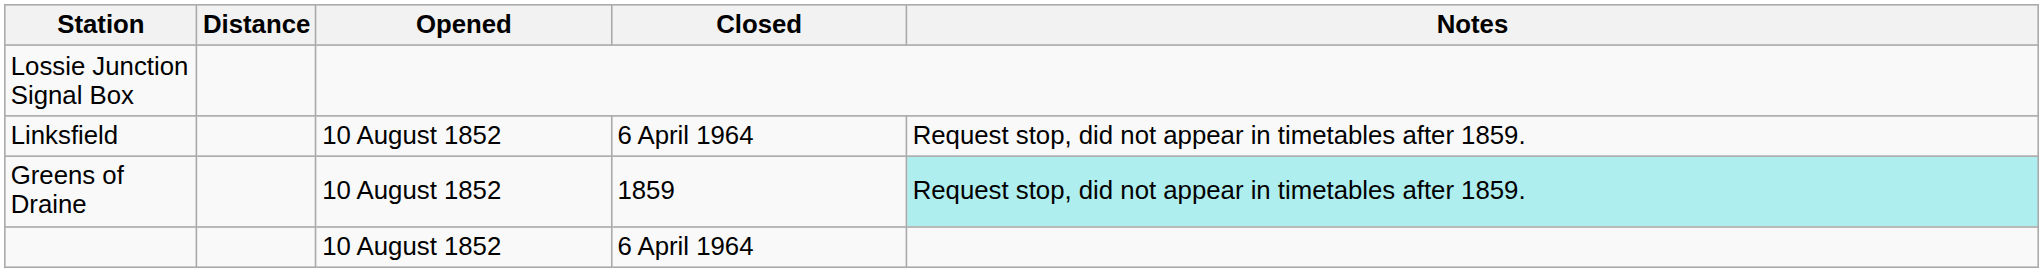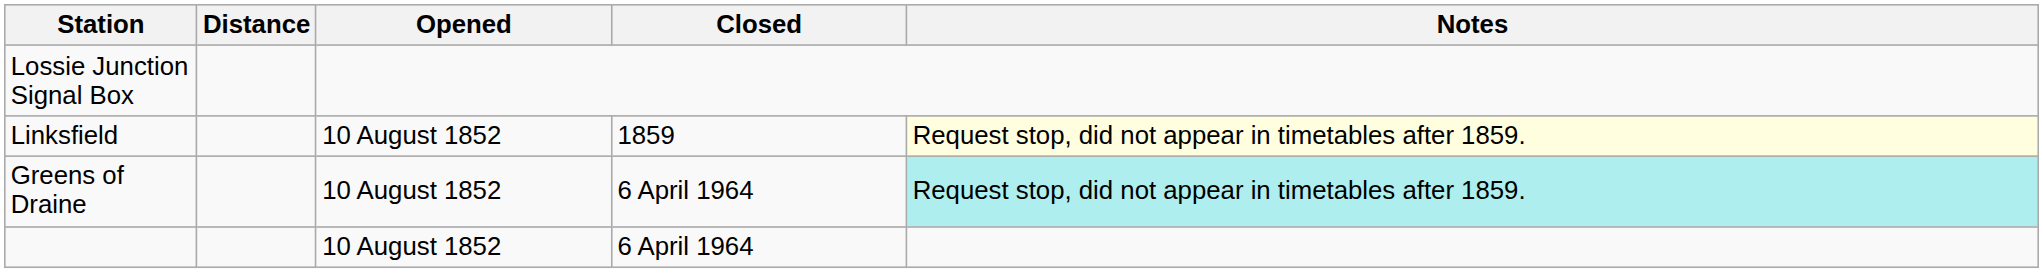(685, 135) 6 April 1964 -> (646, 135) 1859
(1219, 135) no background -> (1219, 135) lightyellow background
(646, 190) 1859 -> (685, 190) 6 April 1964
